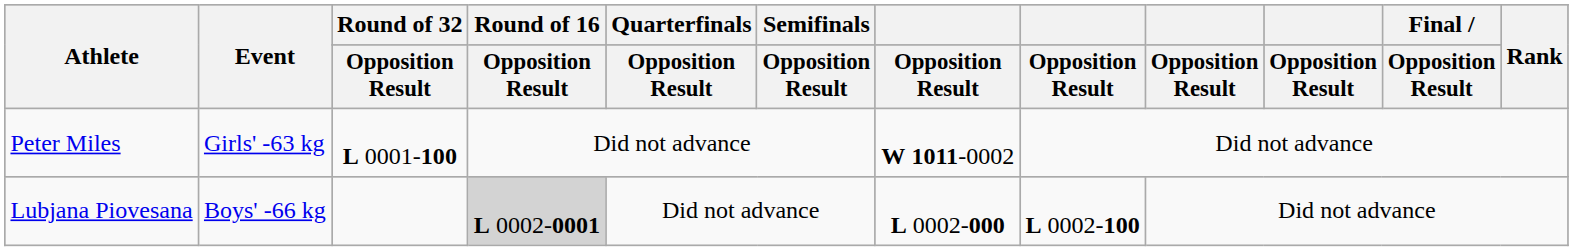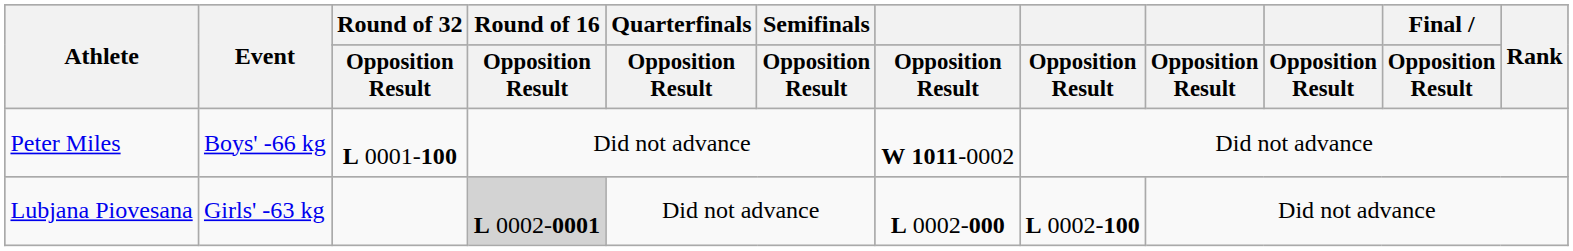(264, 142) Girls' -63 kg -> (265, 142) Boys' -66 kg
(265, 210) Boys' -66 kg -> (264, 210) Girls' -63 kg
